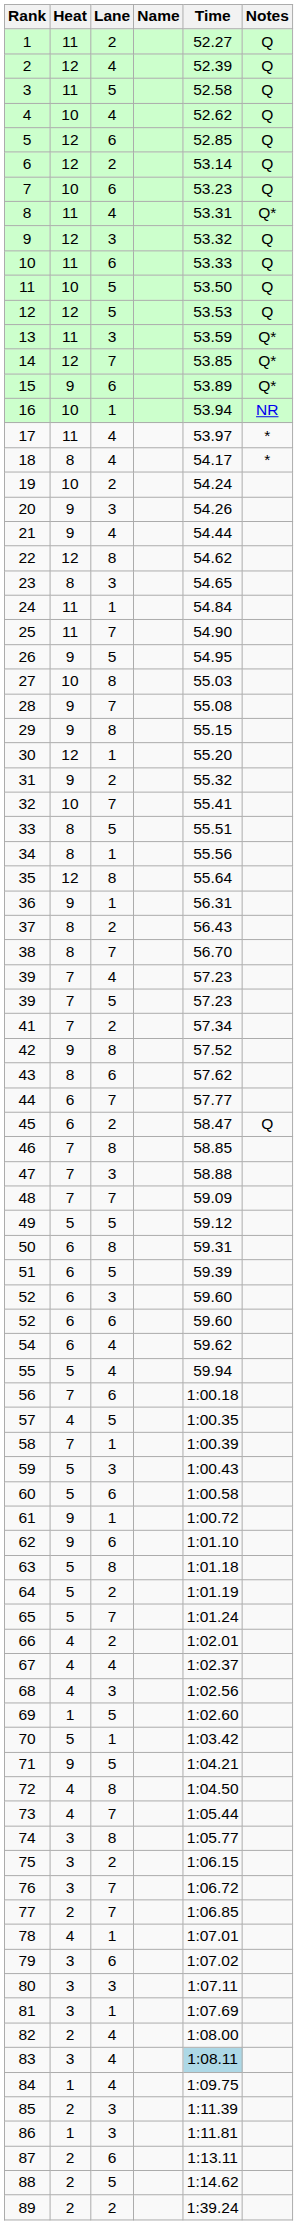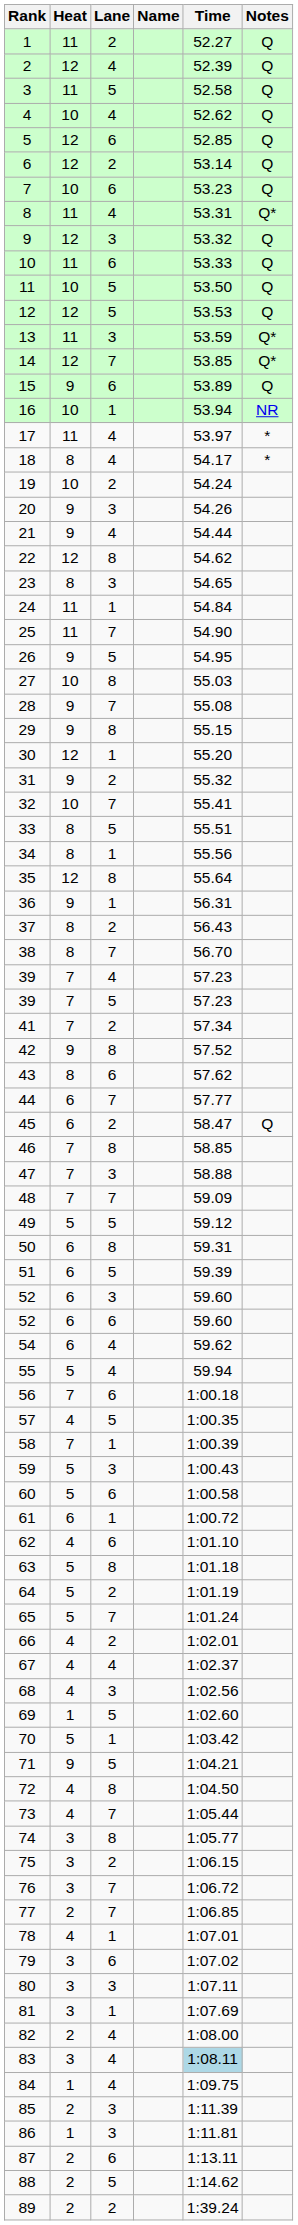(267, 386) Q* -> (267, 386) Q
(70, 1518) 9 -> (70, 1518) 6
(70, 1542) 9 -> (70, 1542) 4
